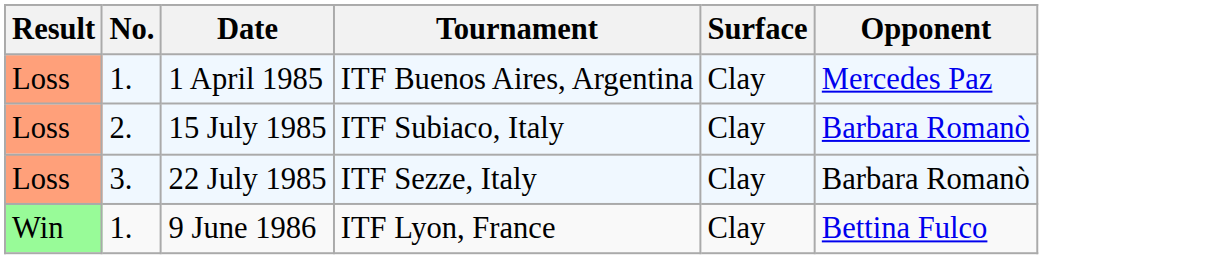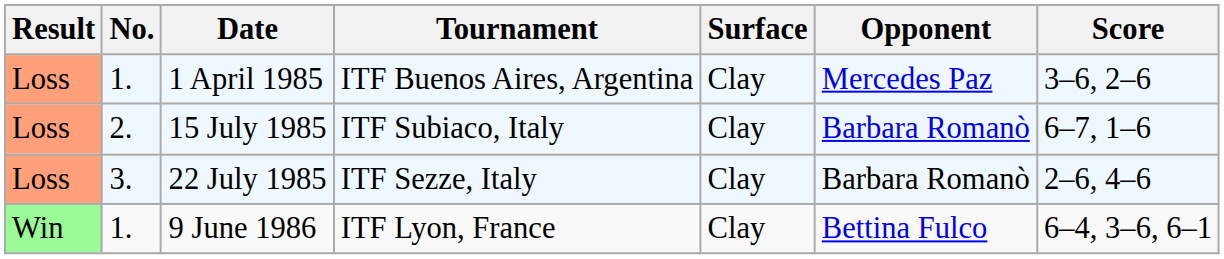+ column: (1128, 28)
